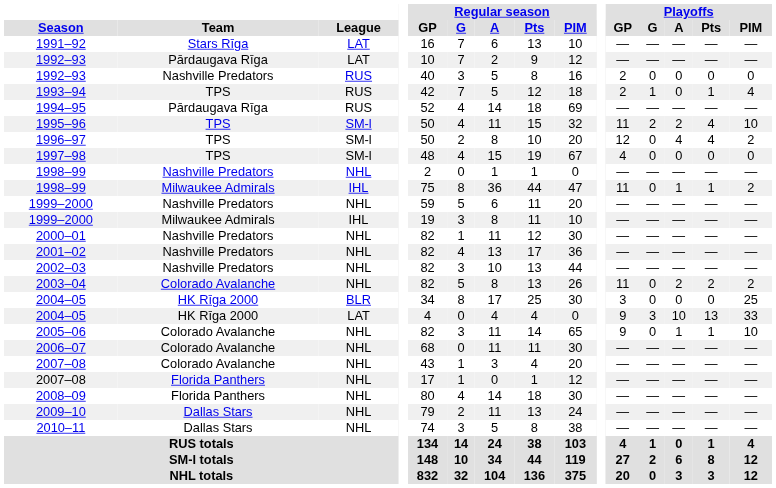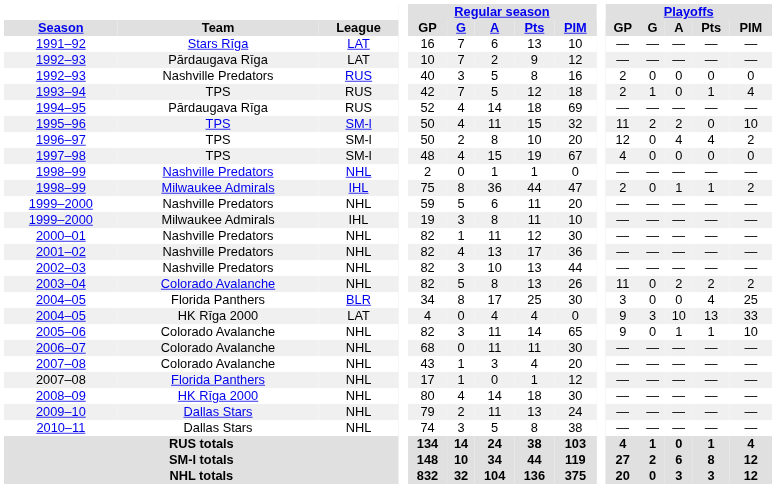(711, 124) 4 -> (711, 124) 0
(623, 188) 11 -> (623, 188) 2
(218, 300) HK Rīga 2000 -> (218, 300) Florida Panthers
(711, 300) 0 -> (711, 300) 4
(218, 396) Florida Panthers -> (218, 396) HK Rīga 2000
